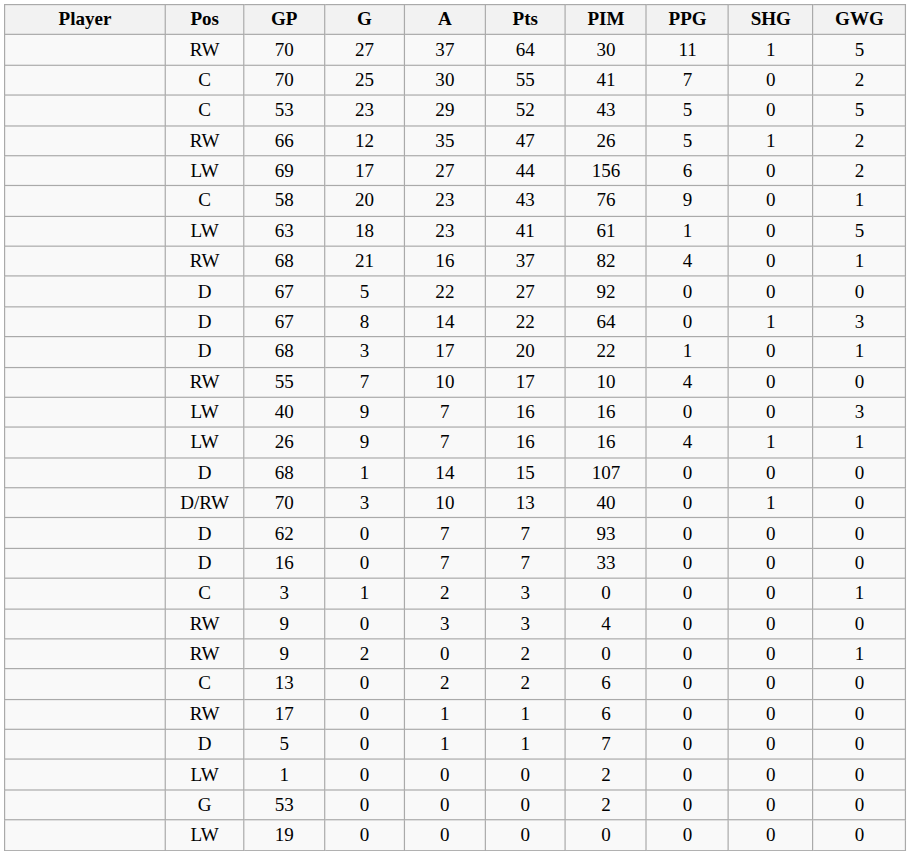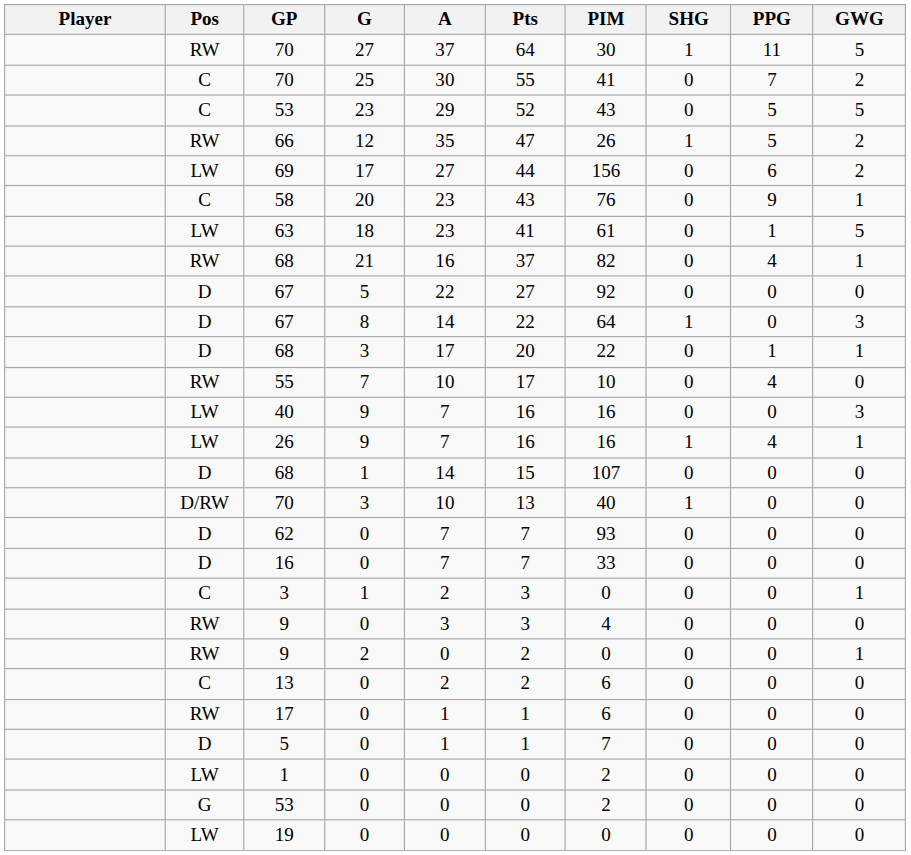columns swapped: (688, 19) <-> (771, 19)
